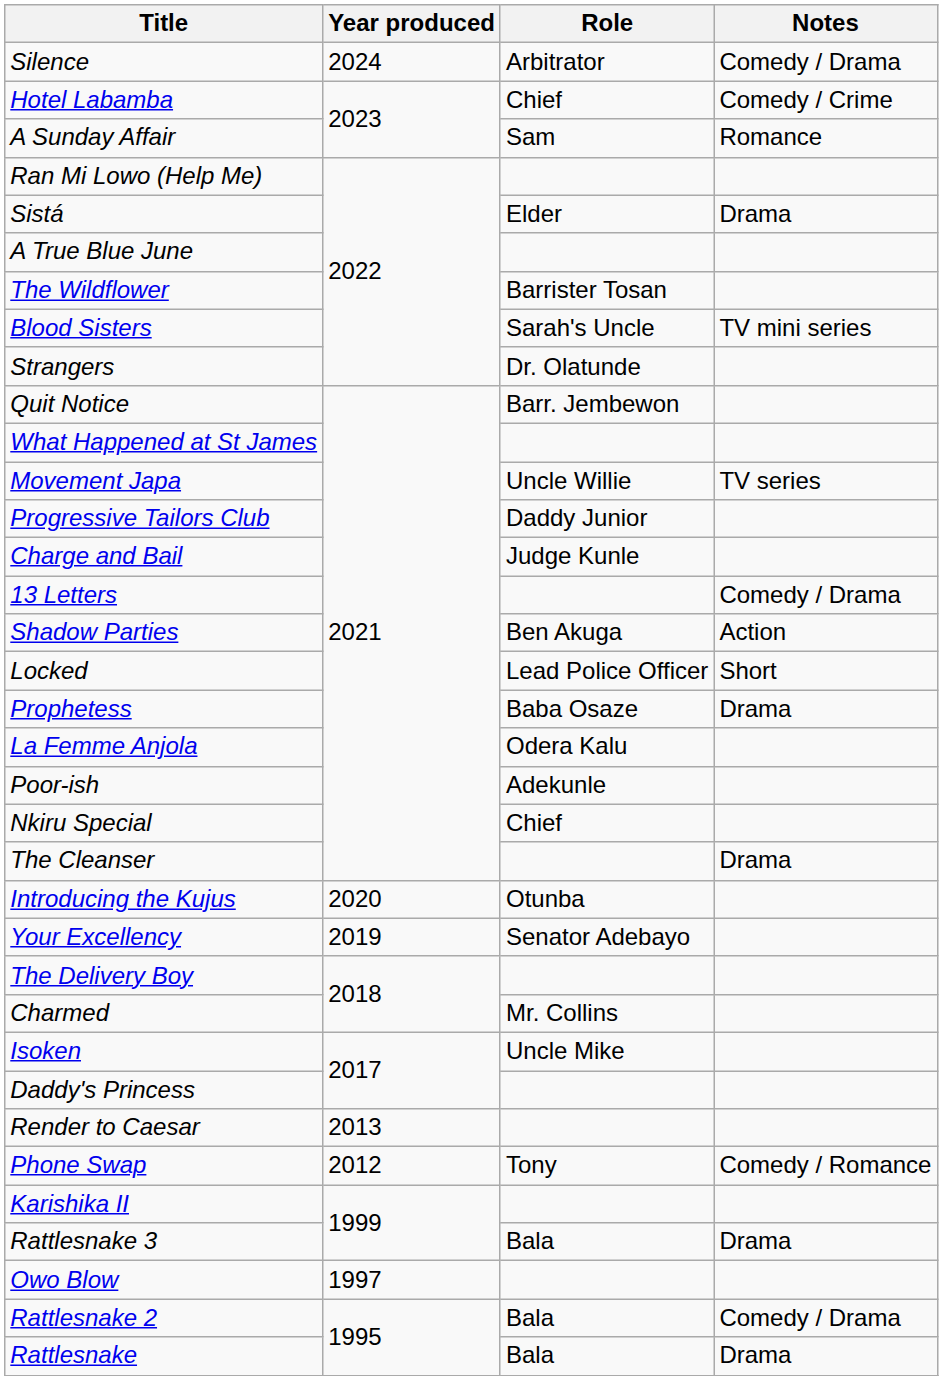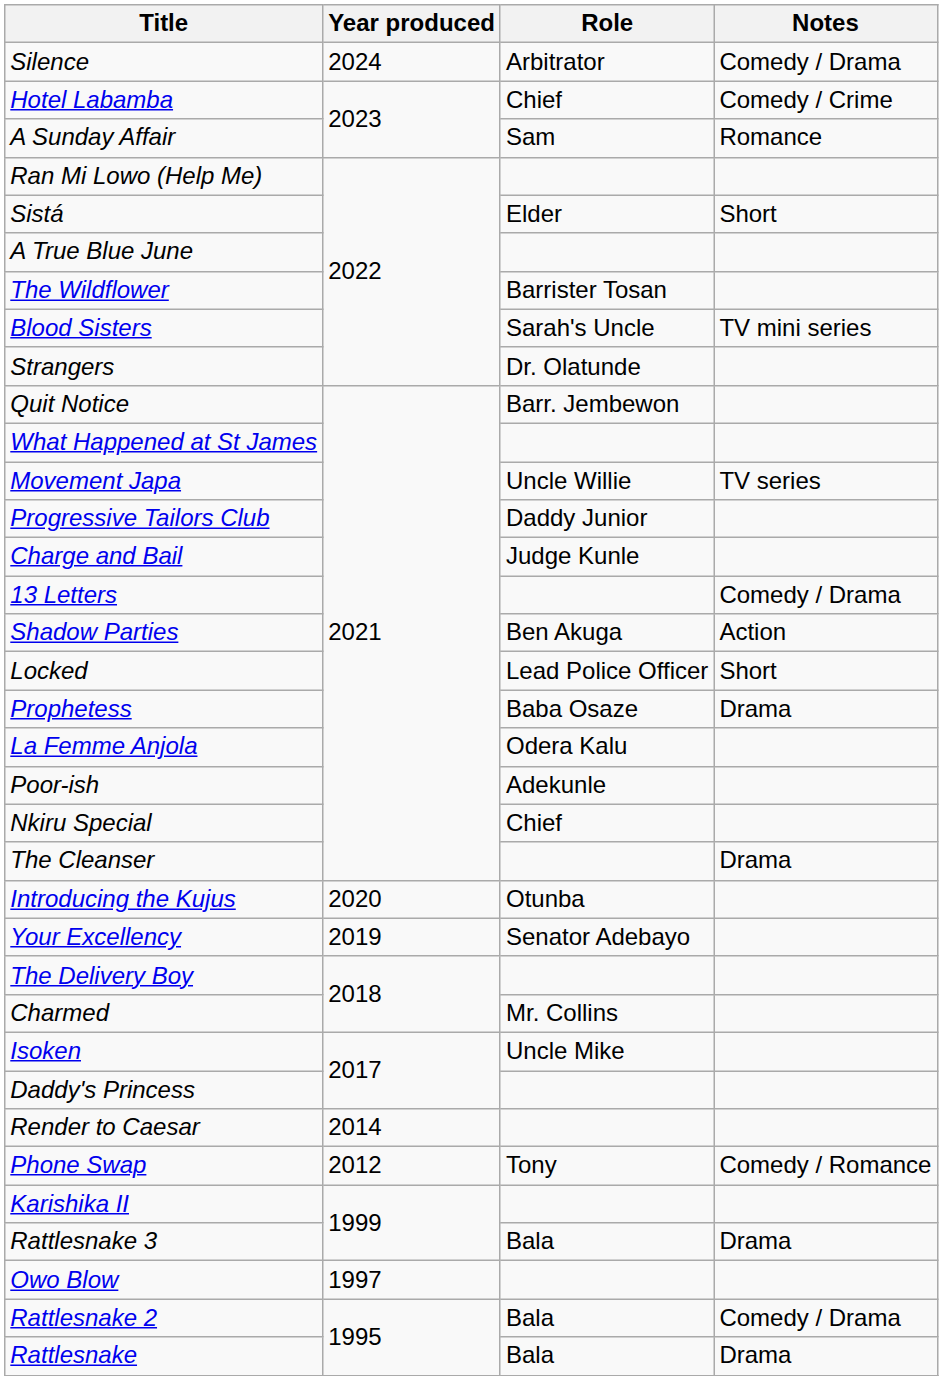(755, 213) Drama -> (748, 213) Short
(355, 1127) 2013 -> (355, 1127) 2014
